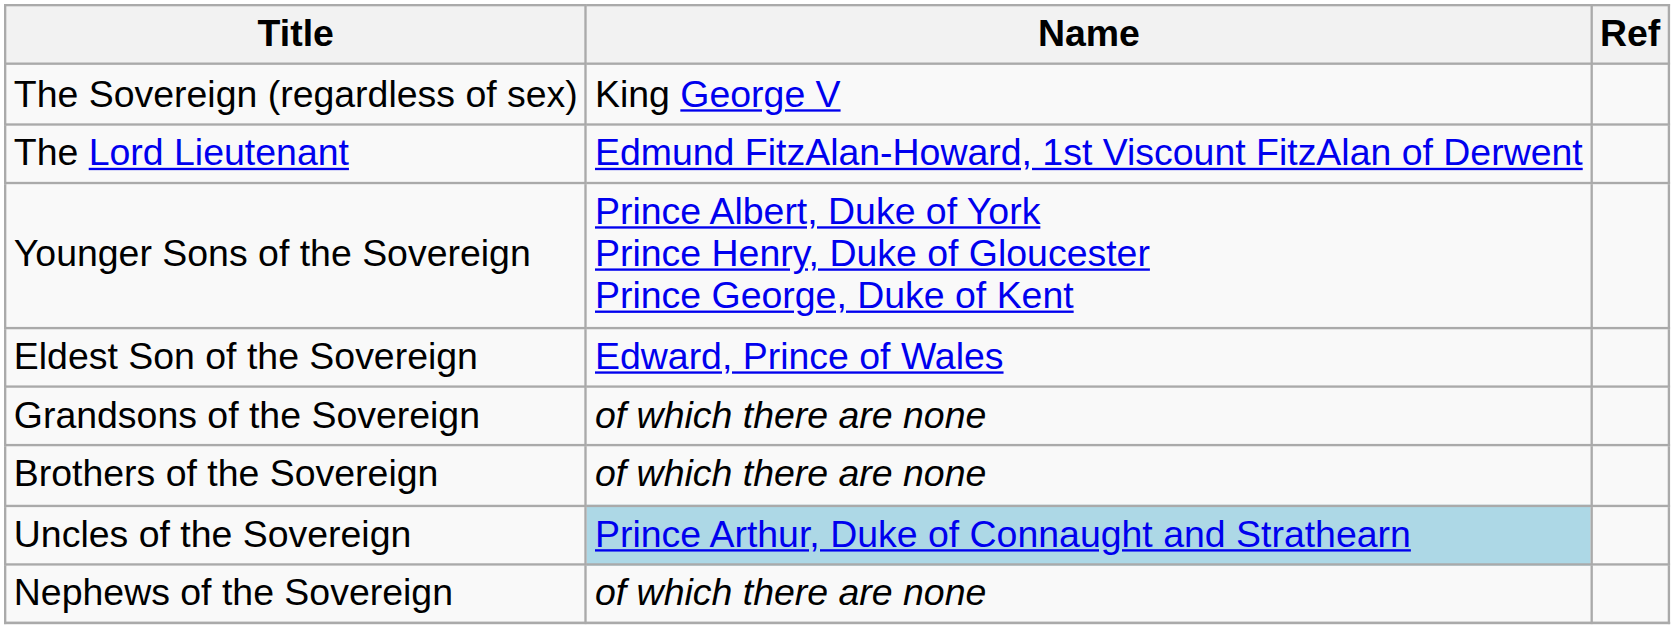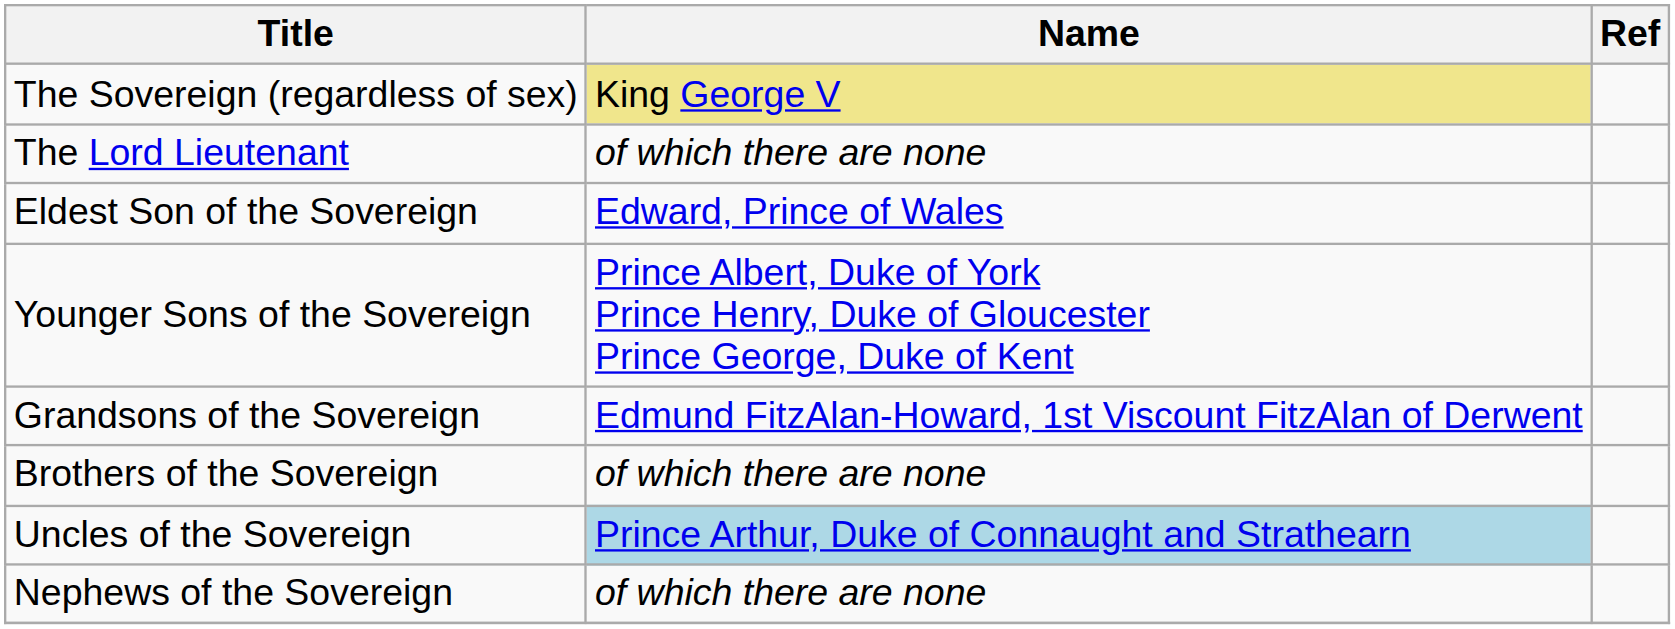(718, 93) no background -> (718, 93) khaki background
(1089, 152) Edmund FitzAlan-Howard, 1st Viscount FitzAlan of Derwent -> (791, 152) of which there are none
rows swapped: (246, 355) <-> (272, 254)
(791, 415) of which there are none -> (1089, 415) Edmund FitzAlan-Howard, 1st Viscount FitzAlan of Derwent
